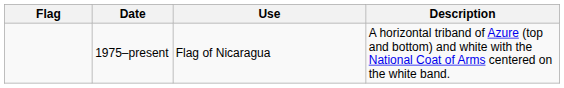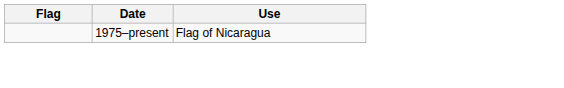- column: (462, 14)
